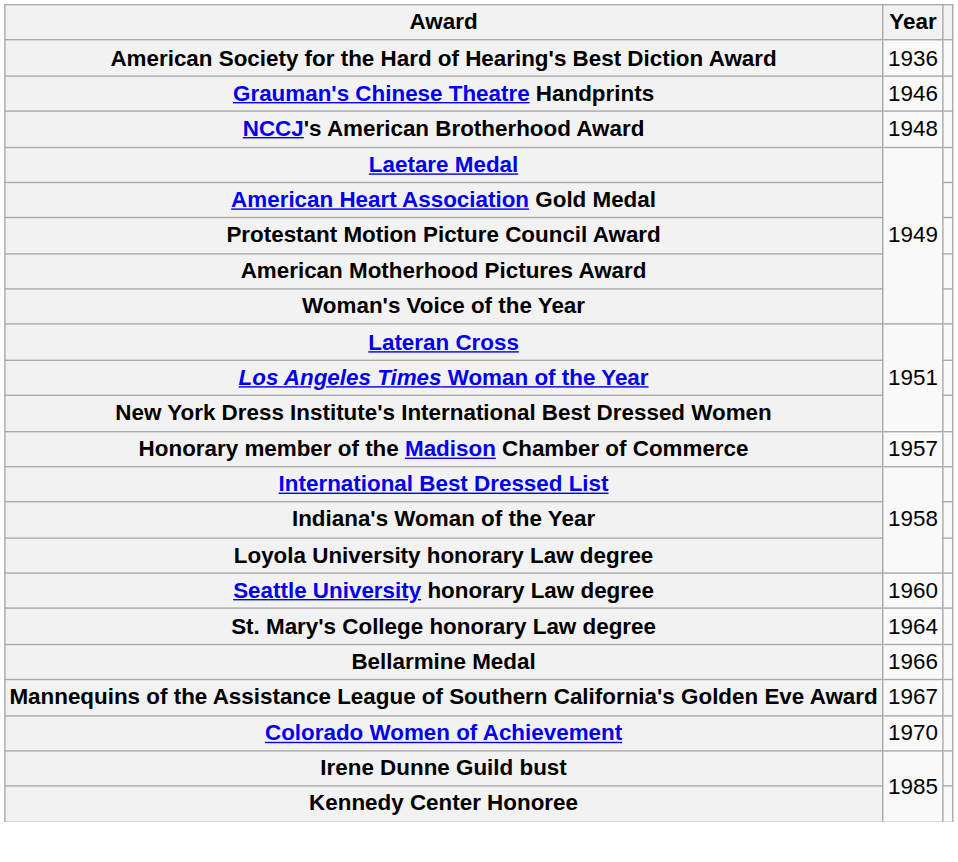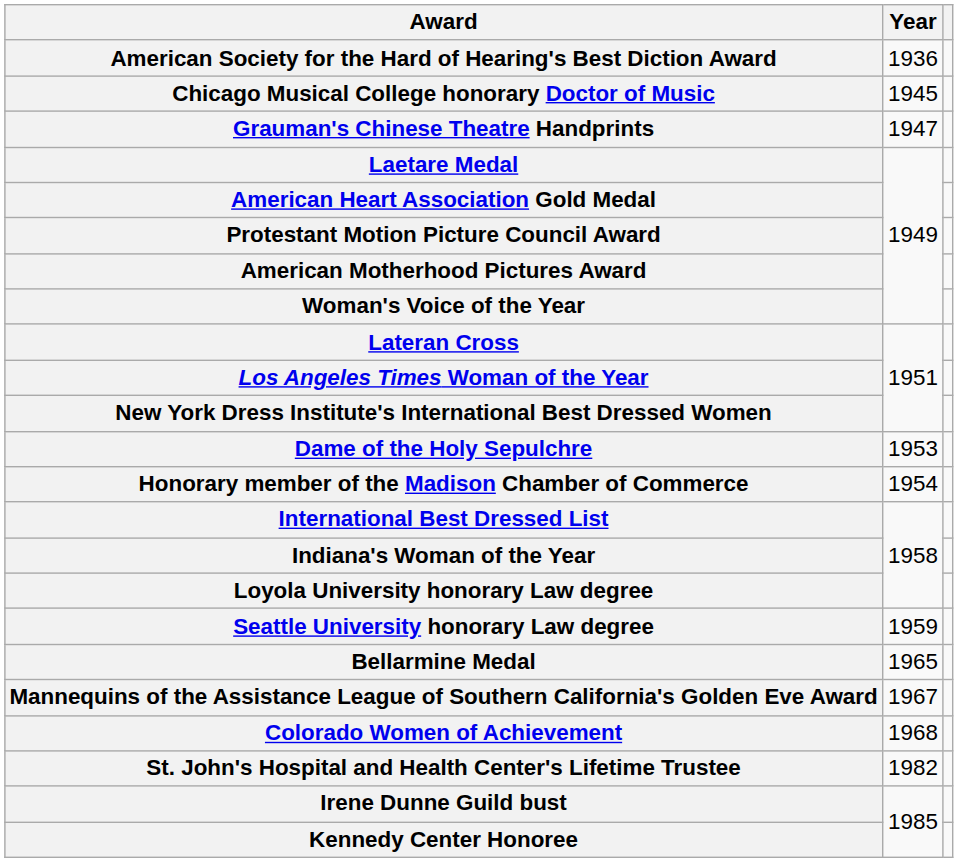+ row: (444, 93)
(913, 93) 1946 -> (913, 128) 1947
- row: (444, 128)
+ row: (444, 448)
(913, 448) 1957 -> (913, 484) 1954
(913, 590) 1960 -> (913, 626) 1959
- row: (444, 626)
(913, 661) 1966 -> (913, 661) 1965
(913, 732) 1970 -> (913, 732) 1968
+ row: (444, 768)
